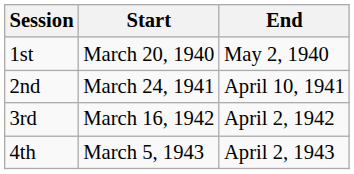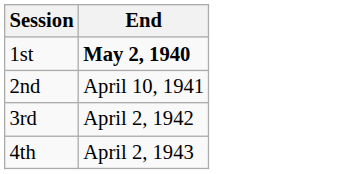- column: (149, 20)
(276, 53) normal -> (137, 53) bold
